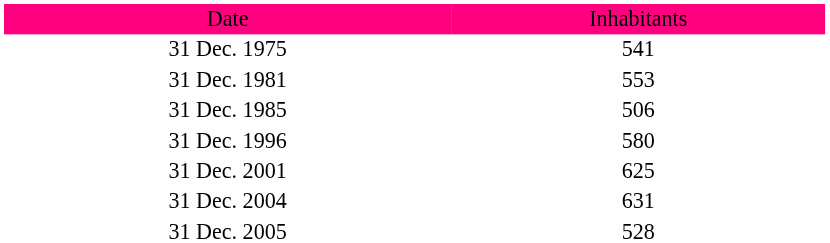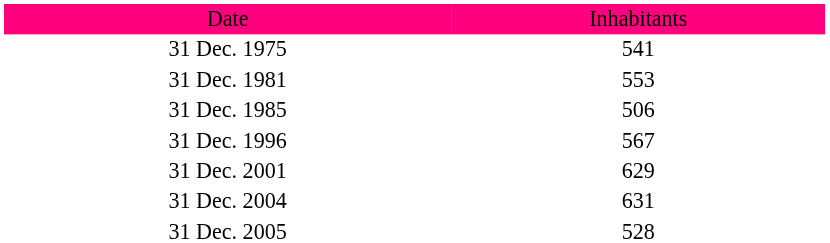(638, 140) 580 -> (638, 140) 567
(638, 170) 625 -> (638, 170) 629
